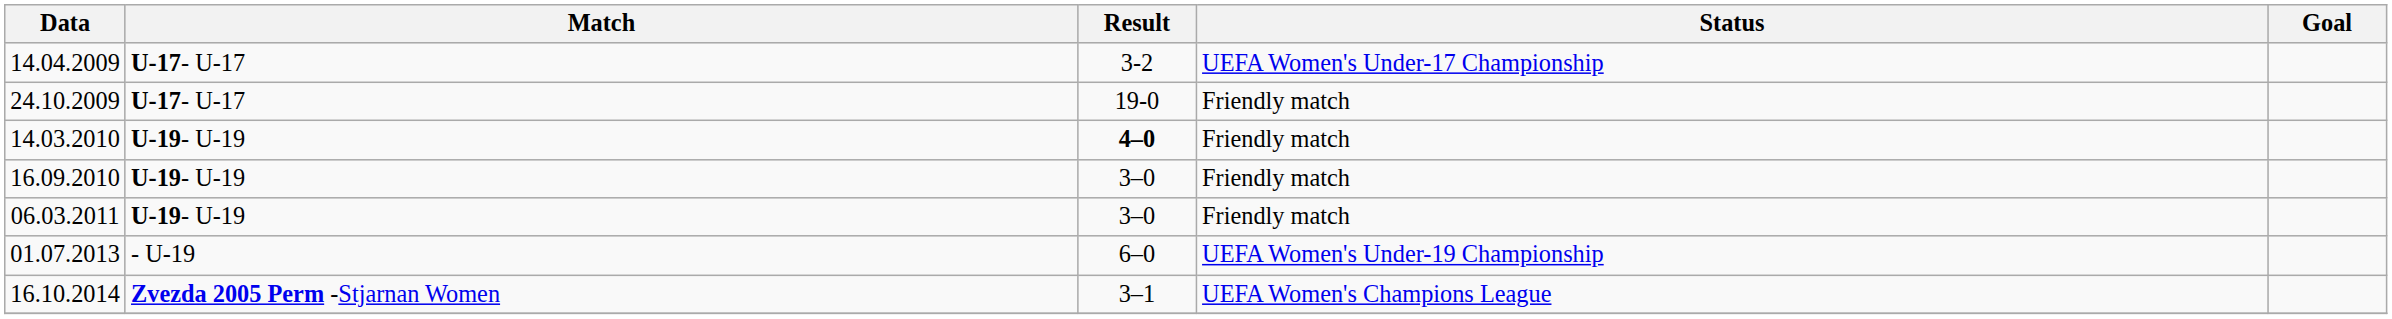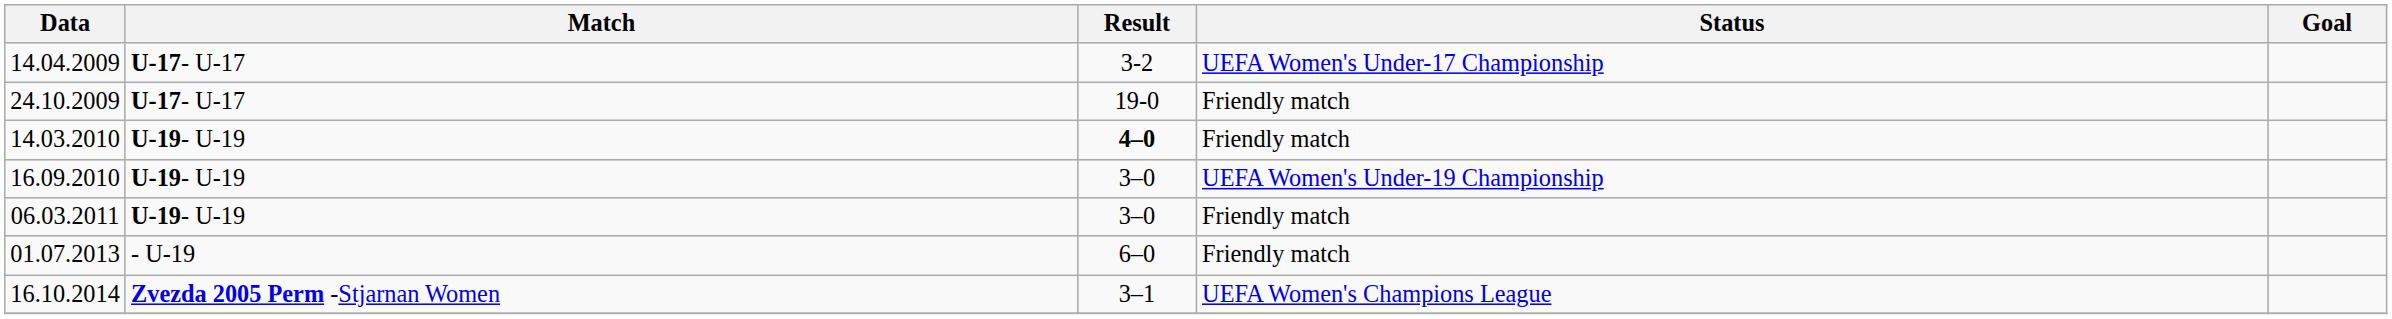(1276, 178) Friendly match -> (1403, 178) UEFA Women's Under-19 Championship
(1403, 255) UEFA Women's Under-19 Championship -> (1276, 255) Friendly match
